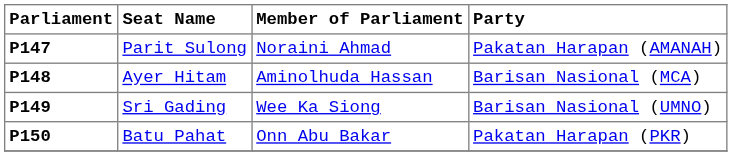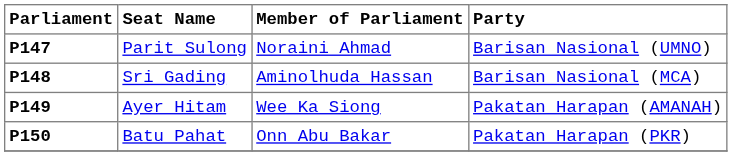(598, 49) Pakatan Harapan (AMANAH) -> (592, 49) Barisan Nasional (UMNO)
(174, 78) Ayer Hitam -> (174, 78) Sri Gading
(174, 107) Sri Gading -> (174, 107) Ayer Hitam
(592, 107) Barisan Nasional (UMNO) -> (598, 107) Pakatan Harapan (AMANAH)
